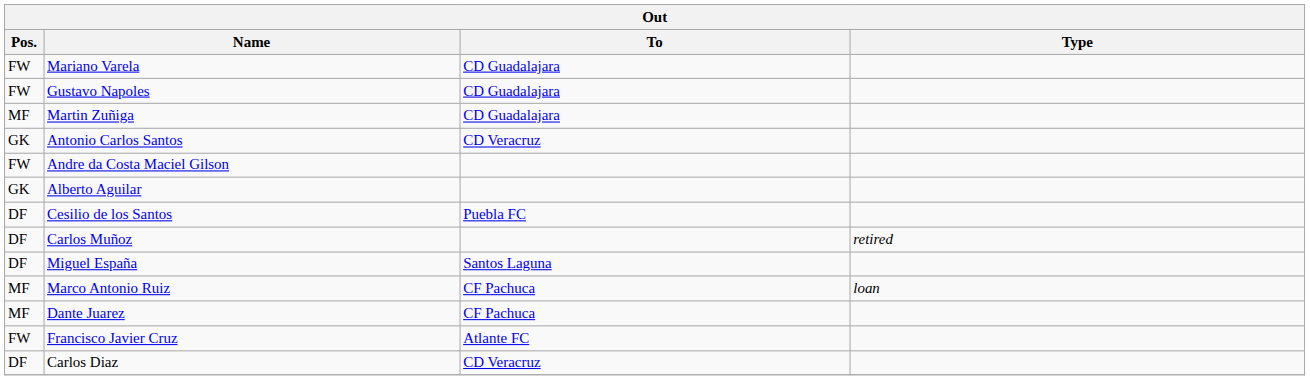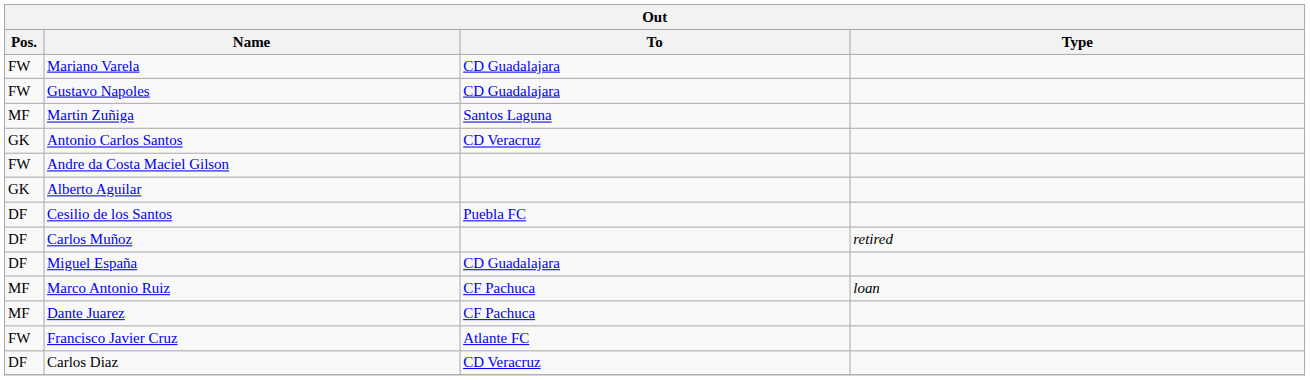(512, 116) CD Guadalajara -> (507, 116) Santos Laguna
(507, 264) Santos Laguna -> (512, 264) CD Guadalajara
